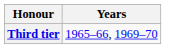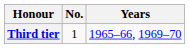+ column: (74, 14)
